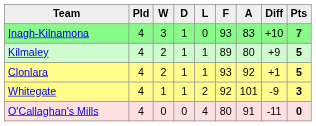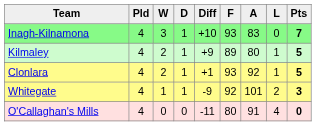columns swapped: (205, 14) <-> (274, 14)
